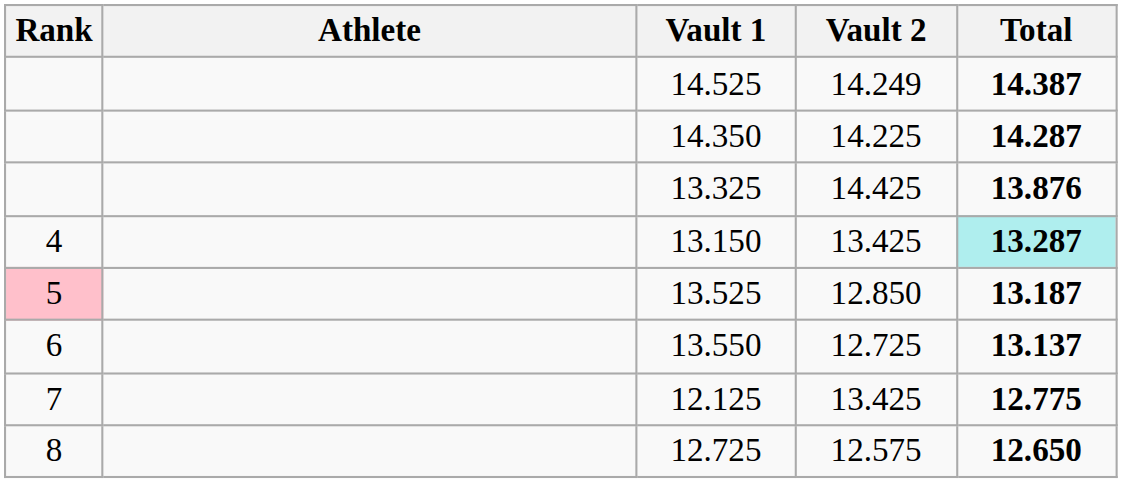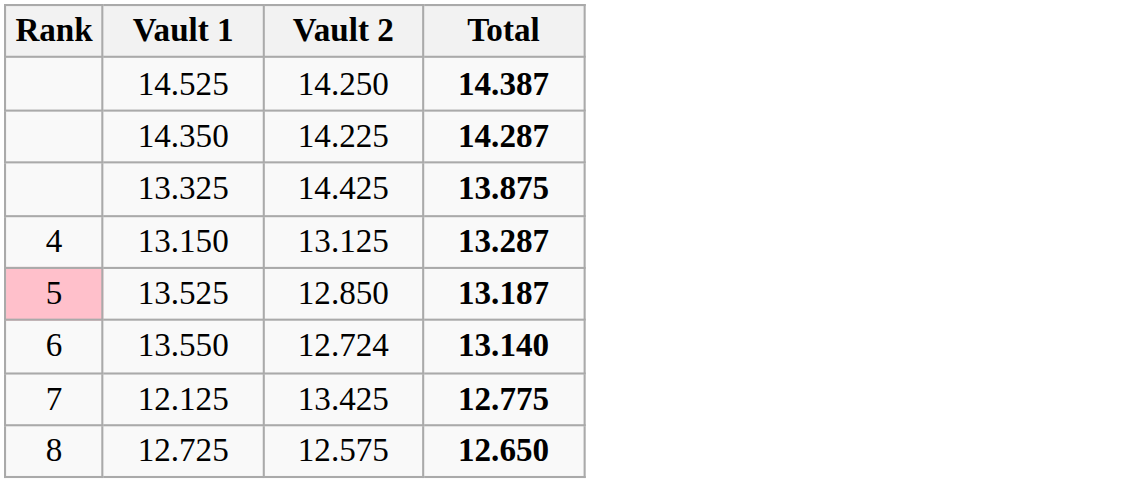- column: (369, 30)
(876, 83) 14.249 -> (343, 83) 14.250
(1036, 188) 13.876 -> (504, 188) 13.875
(876, 240) 13.425 -> (343, 240) 13.125
(1036, 240) paleturquoise background -> (504, 240) no background
(876, 345) 12.725 -> (343, 345) 12.724
(1036, 345) 13.137 -> (504, 345) 13.140
